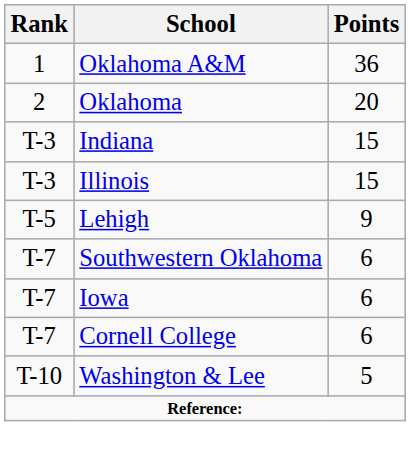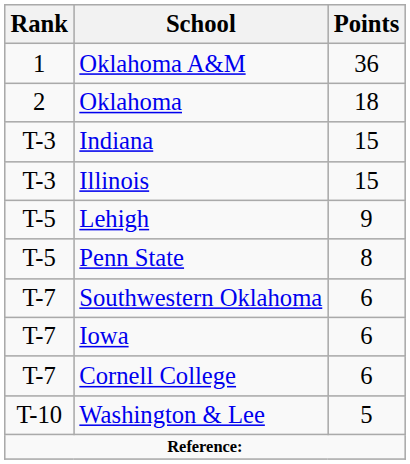(366, 102) 20 -> (366, 102) 18
+ row: (132, 258)
